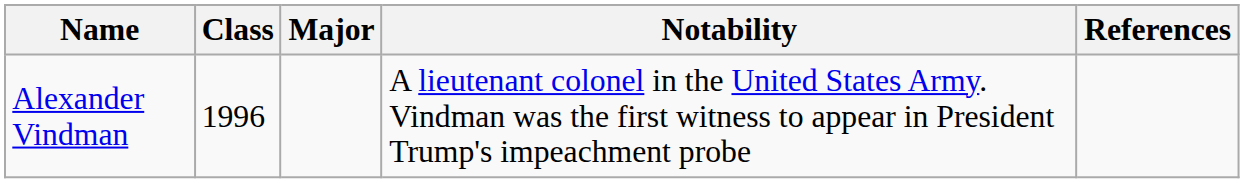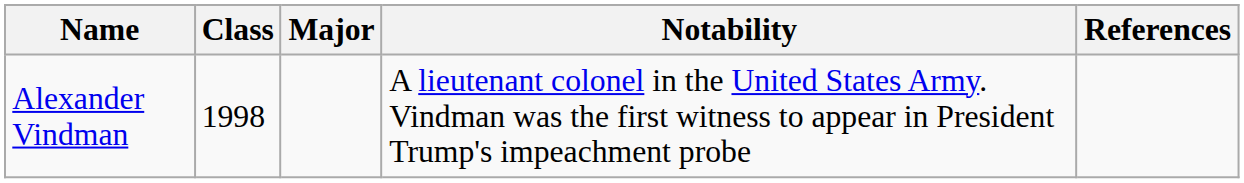(233, 115) 1996 -> (233, 115) 1998
